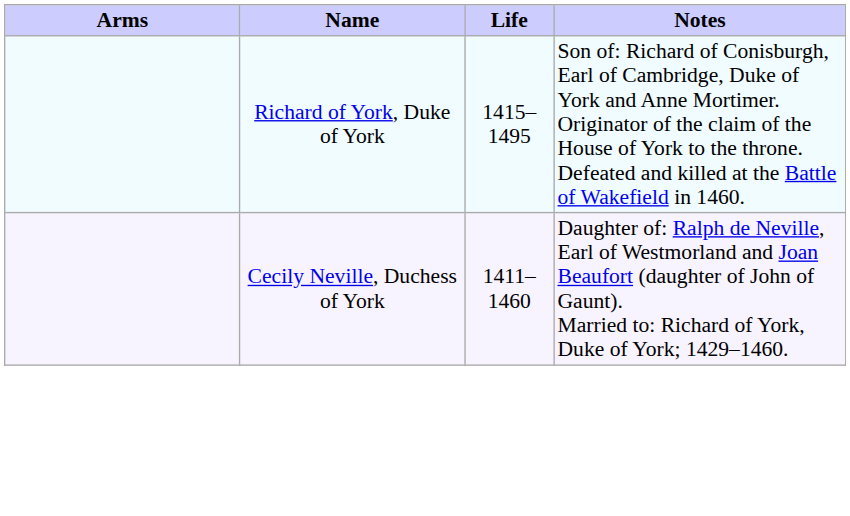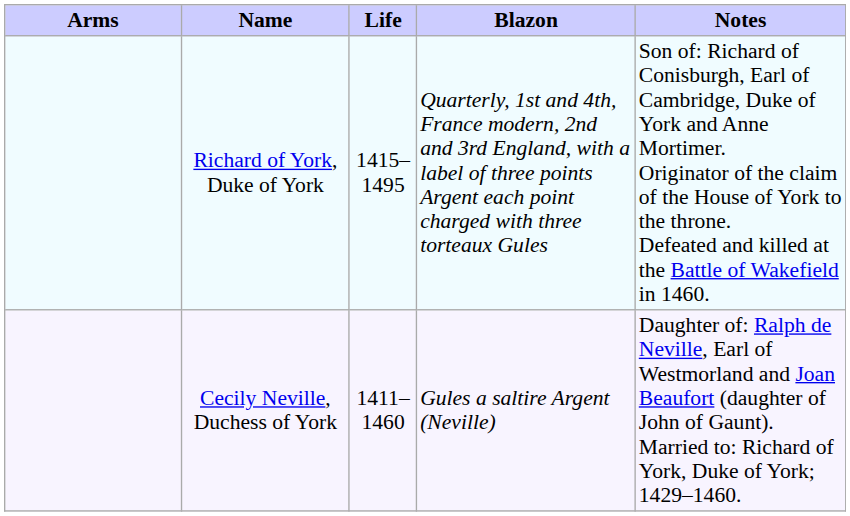+ column: (526, 20)
